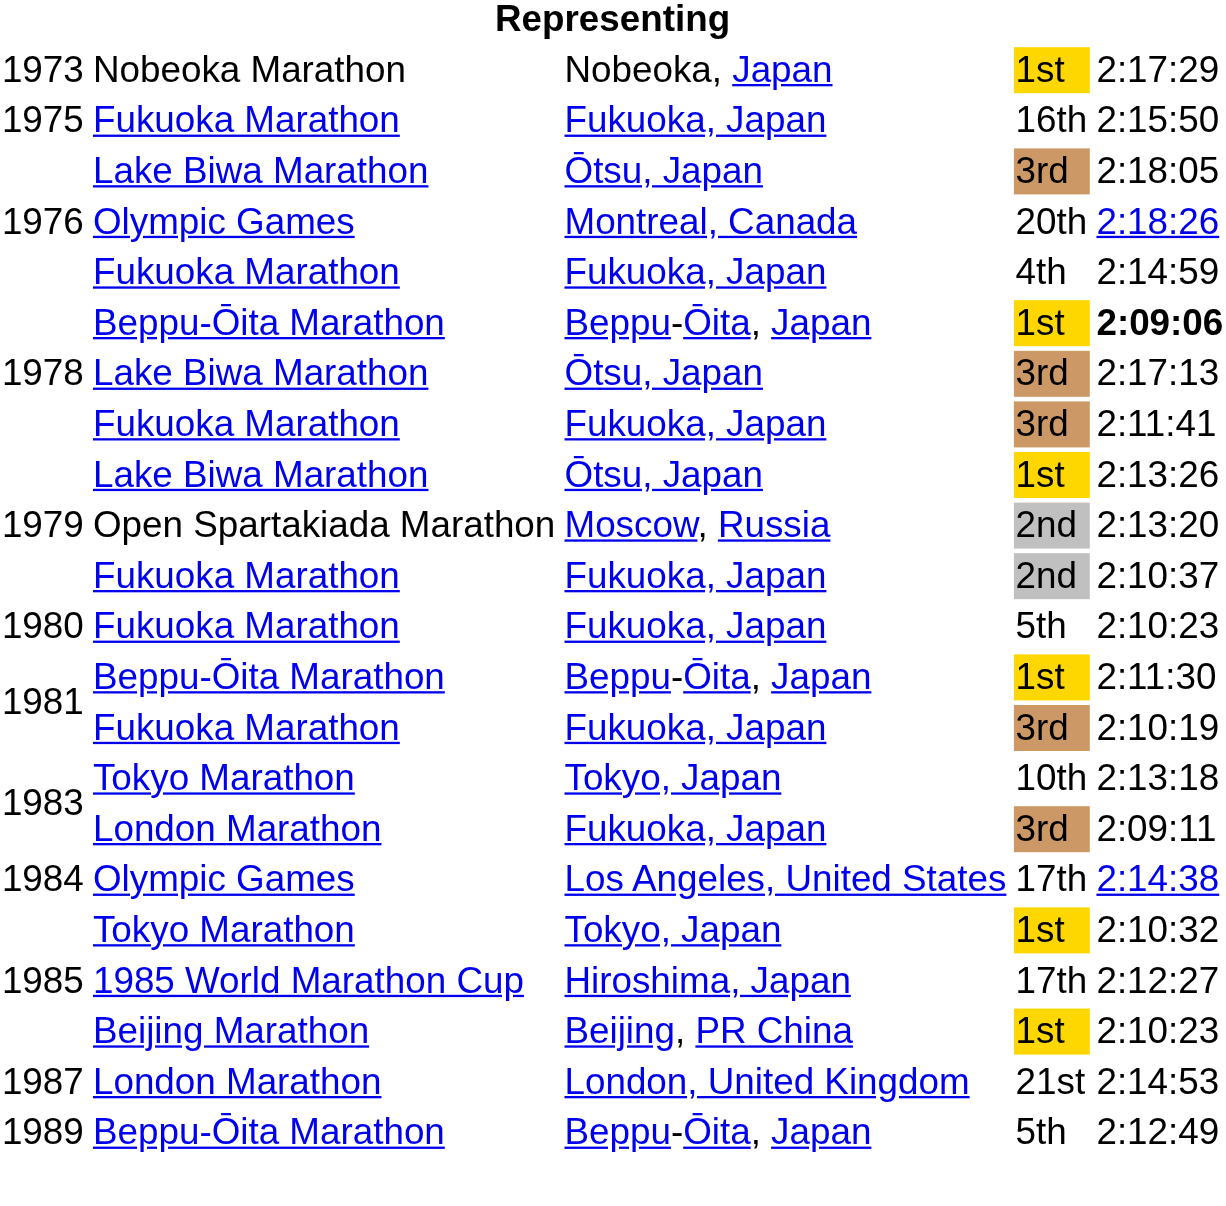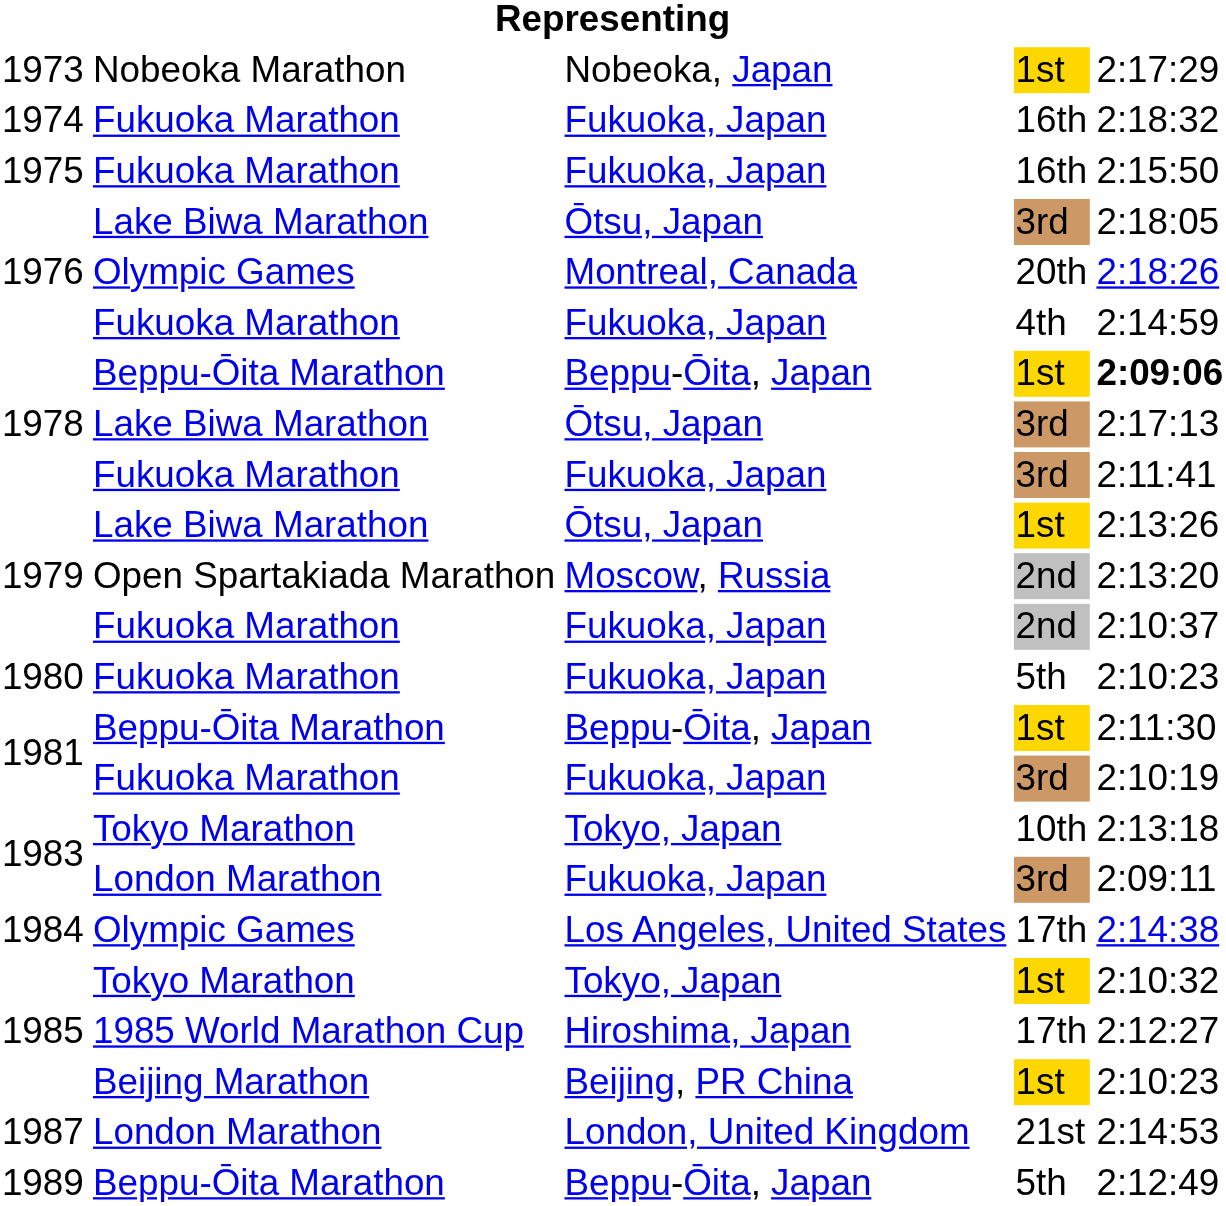+ row: (43, 120)
